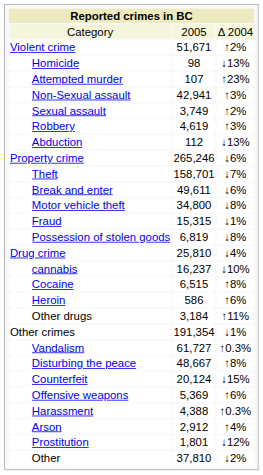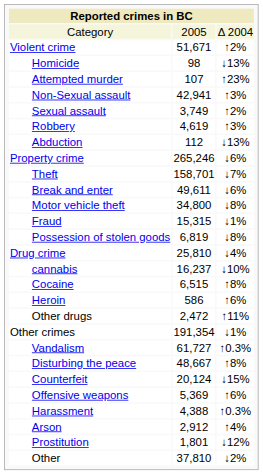(194, 316) 3,184 -> (194, 316) 2,472
